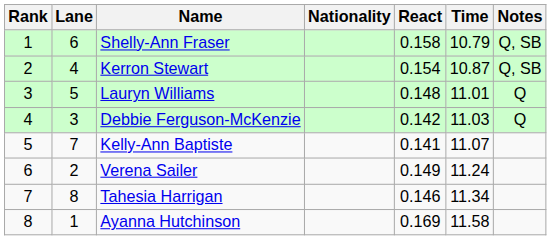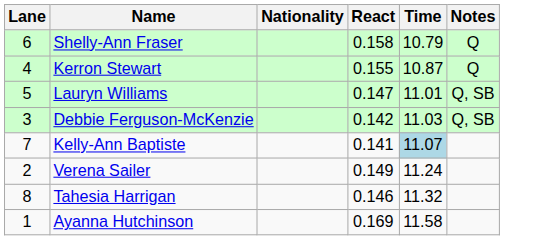- column: (28, 17)
(520, 42) Q, SB -> (473, 42) Q
(420, 68) 0.154 -> (373, 68) 0.155
(520, 68) Q, SB -> (473, 68) Q
(420, 94) 0.148 -> (373, 94) 0.147
(520, 94) Q -> (473, 94) Q, SB
(520, 119) Q -> (473, 119) Q, SB
(470, 145) no background -> (423, 145) lightblue background
(470, 196) 11.34 -> (423, 196) 11.32
